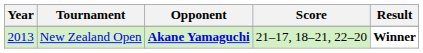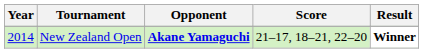(21, 37) 2013 -> (21, 37) 2014
